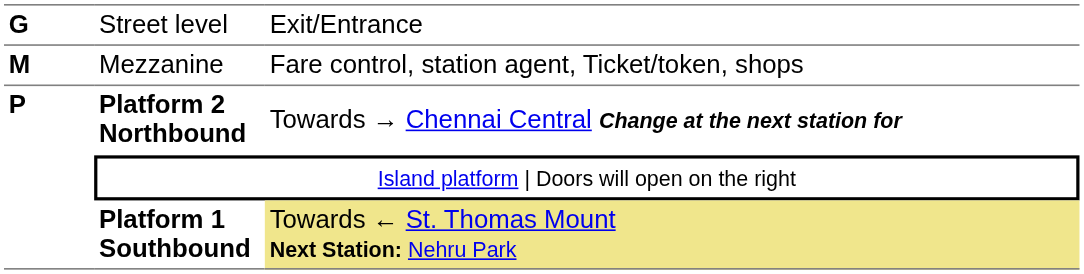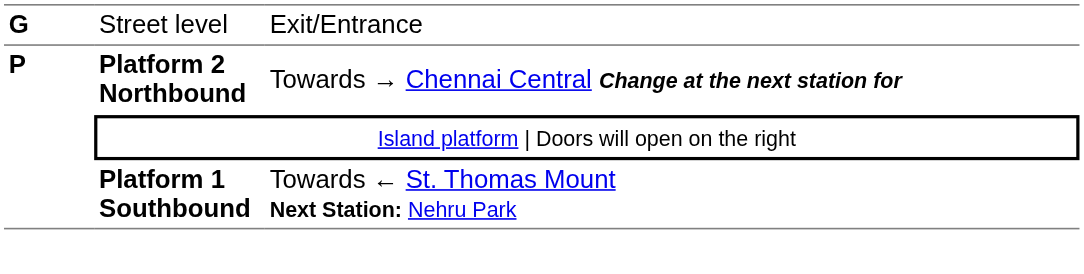- row: (161, 64)
(443, 233) khaki background -> (443, 193) no background
